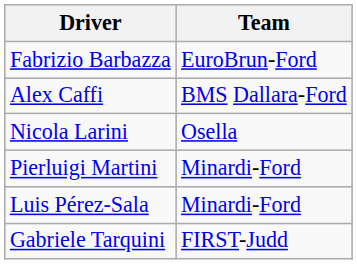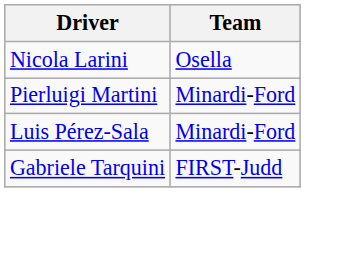- row: (90, 59)
- row: (57, 95)
